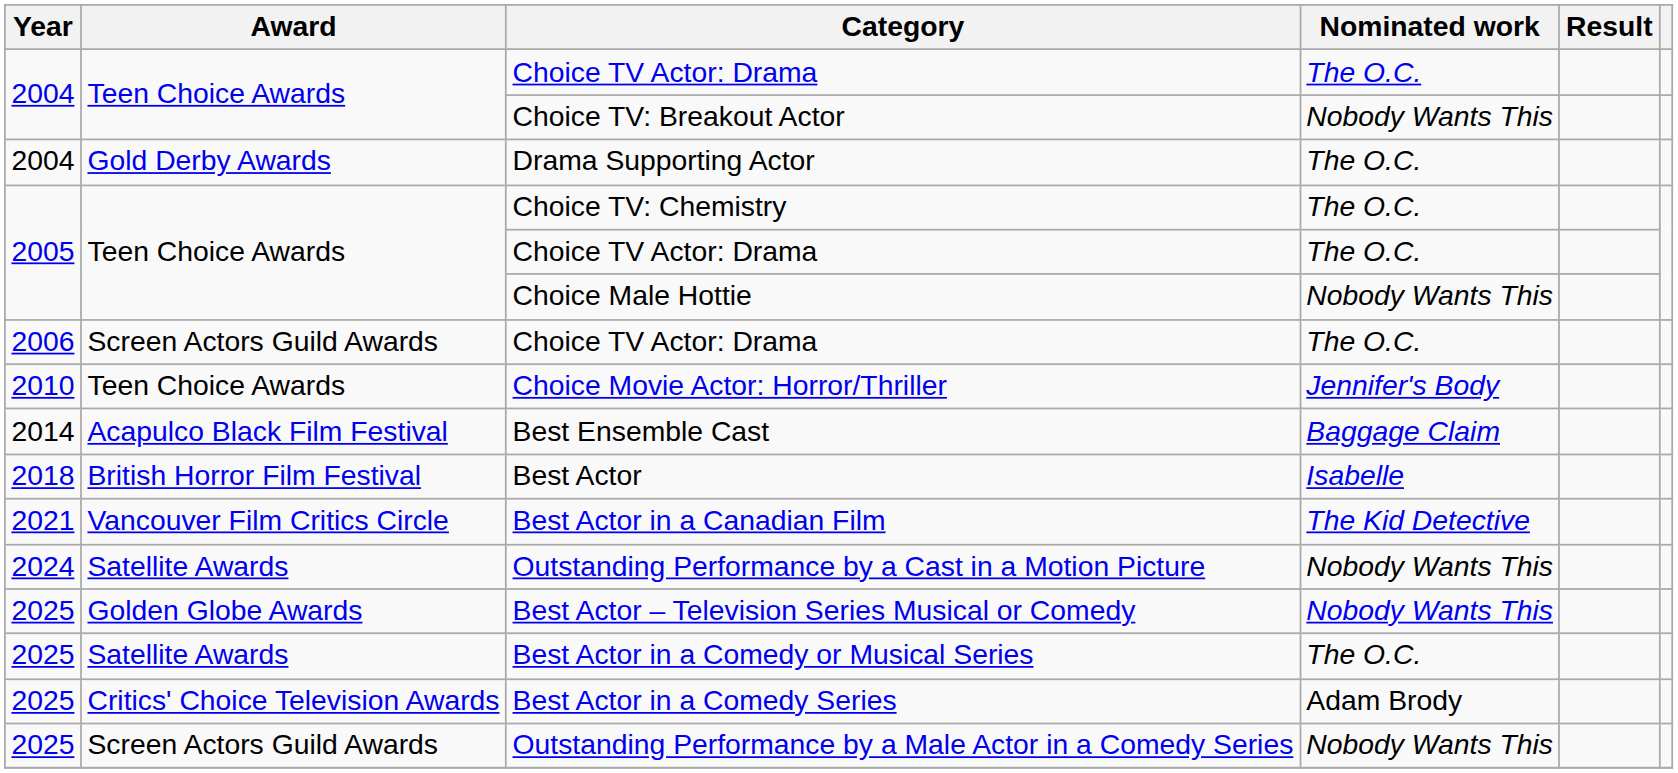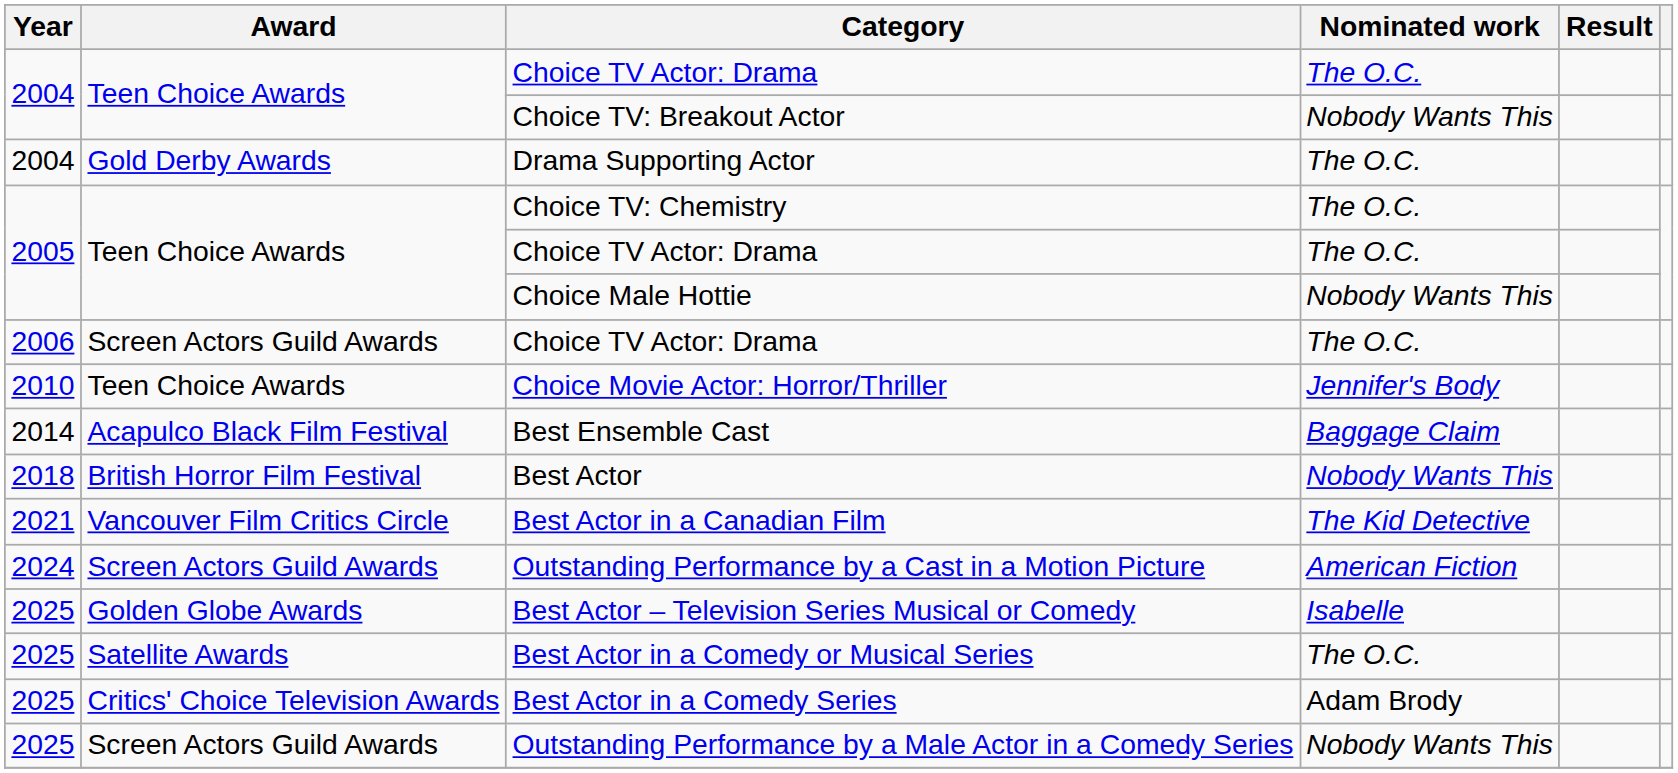(1355, 476) Isabelle -> (1430, 476) Nobody Wants This
(188, 565) Satellite Awards -> (263, 565) Screen Actors Guild Awards
(1430, 565) Nobody Wants This -> (1412, 565) American Fiction
(1430, 610) Nobody Wants This -> (1355, 610) Isabelle
